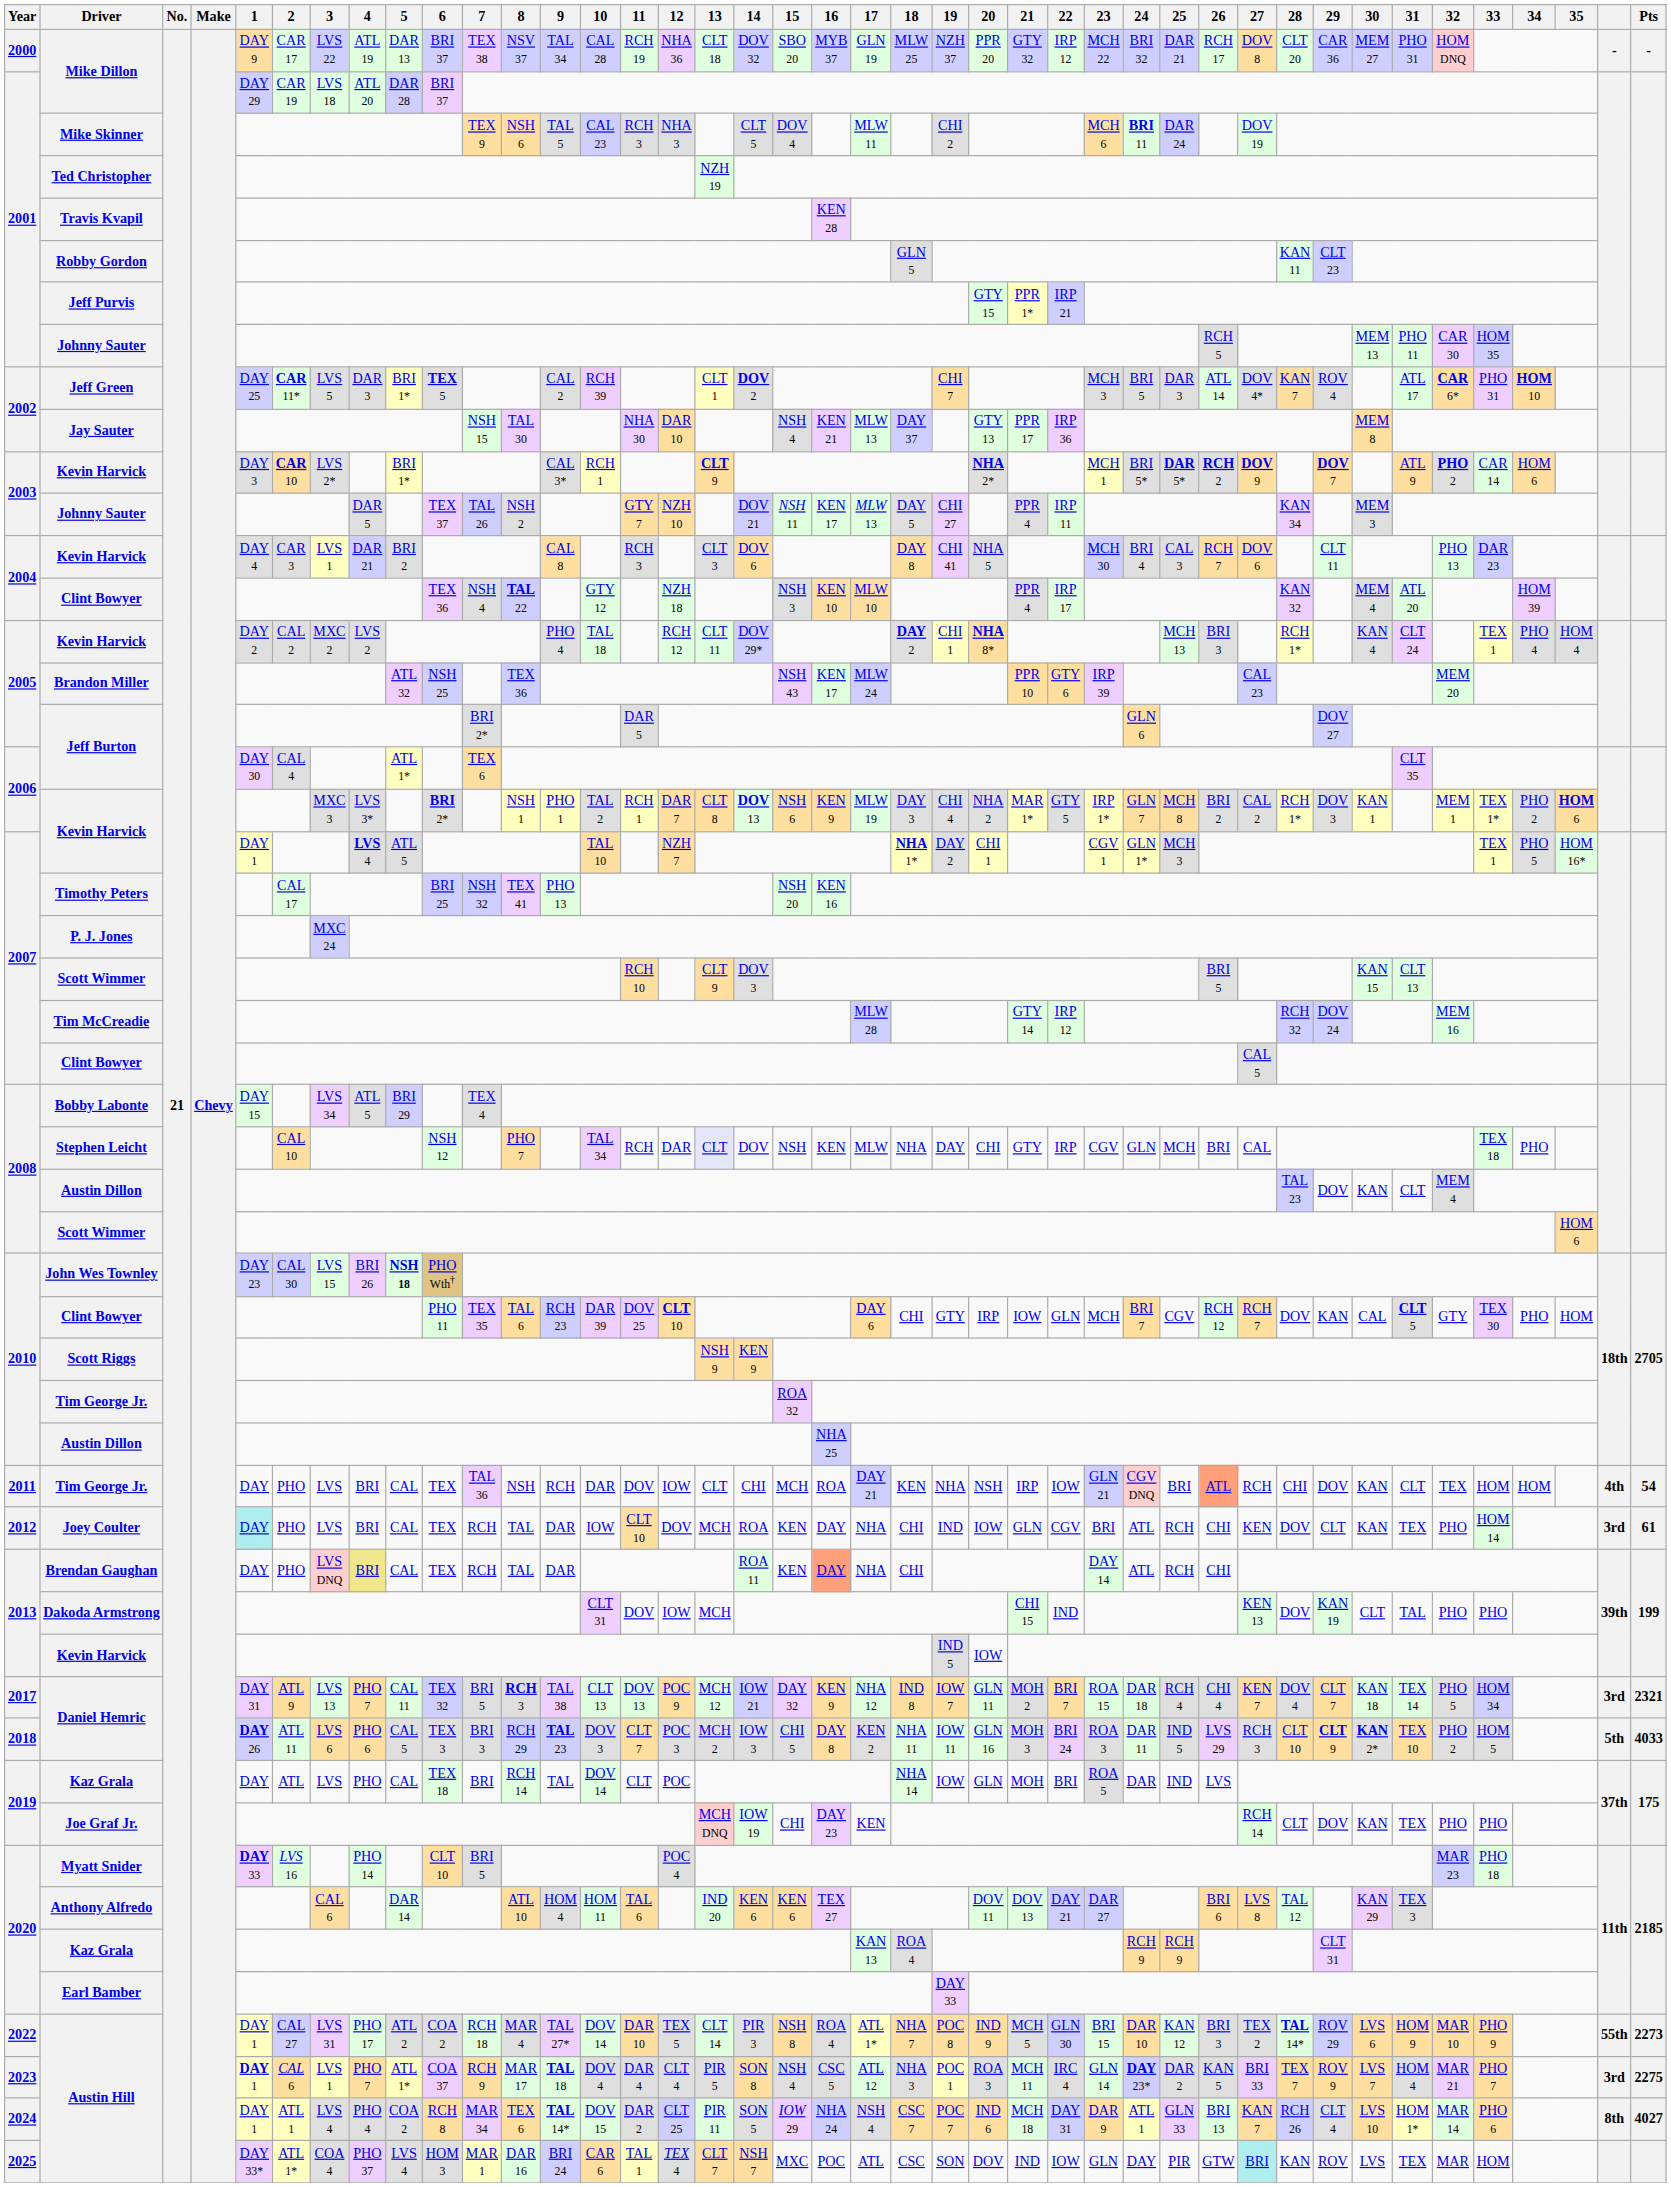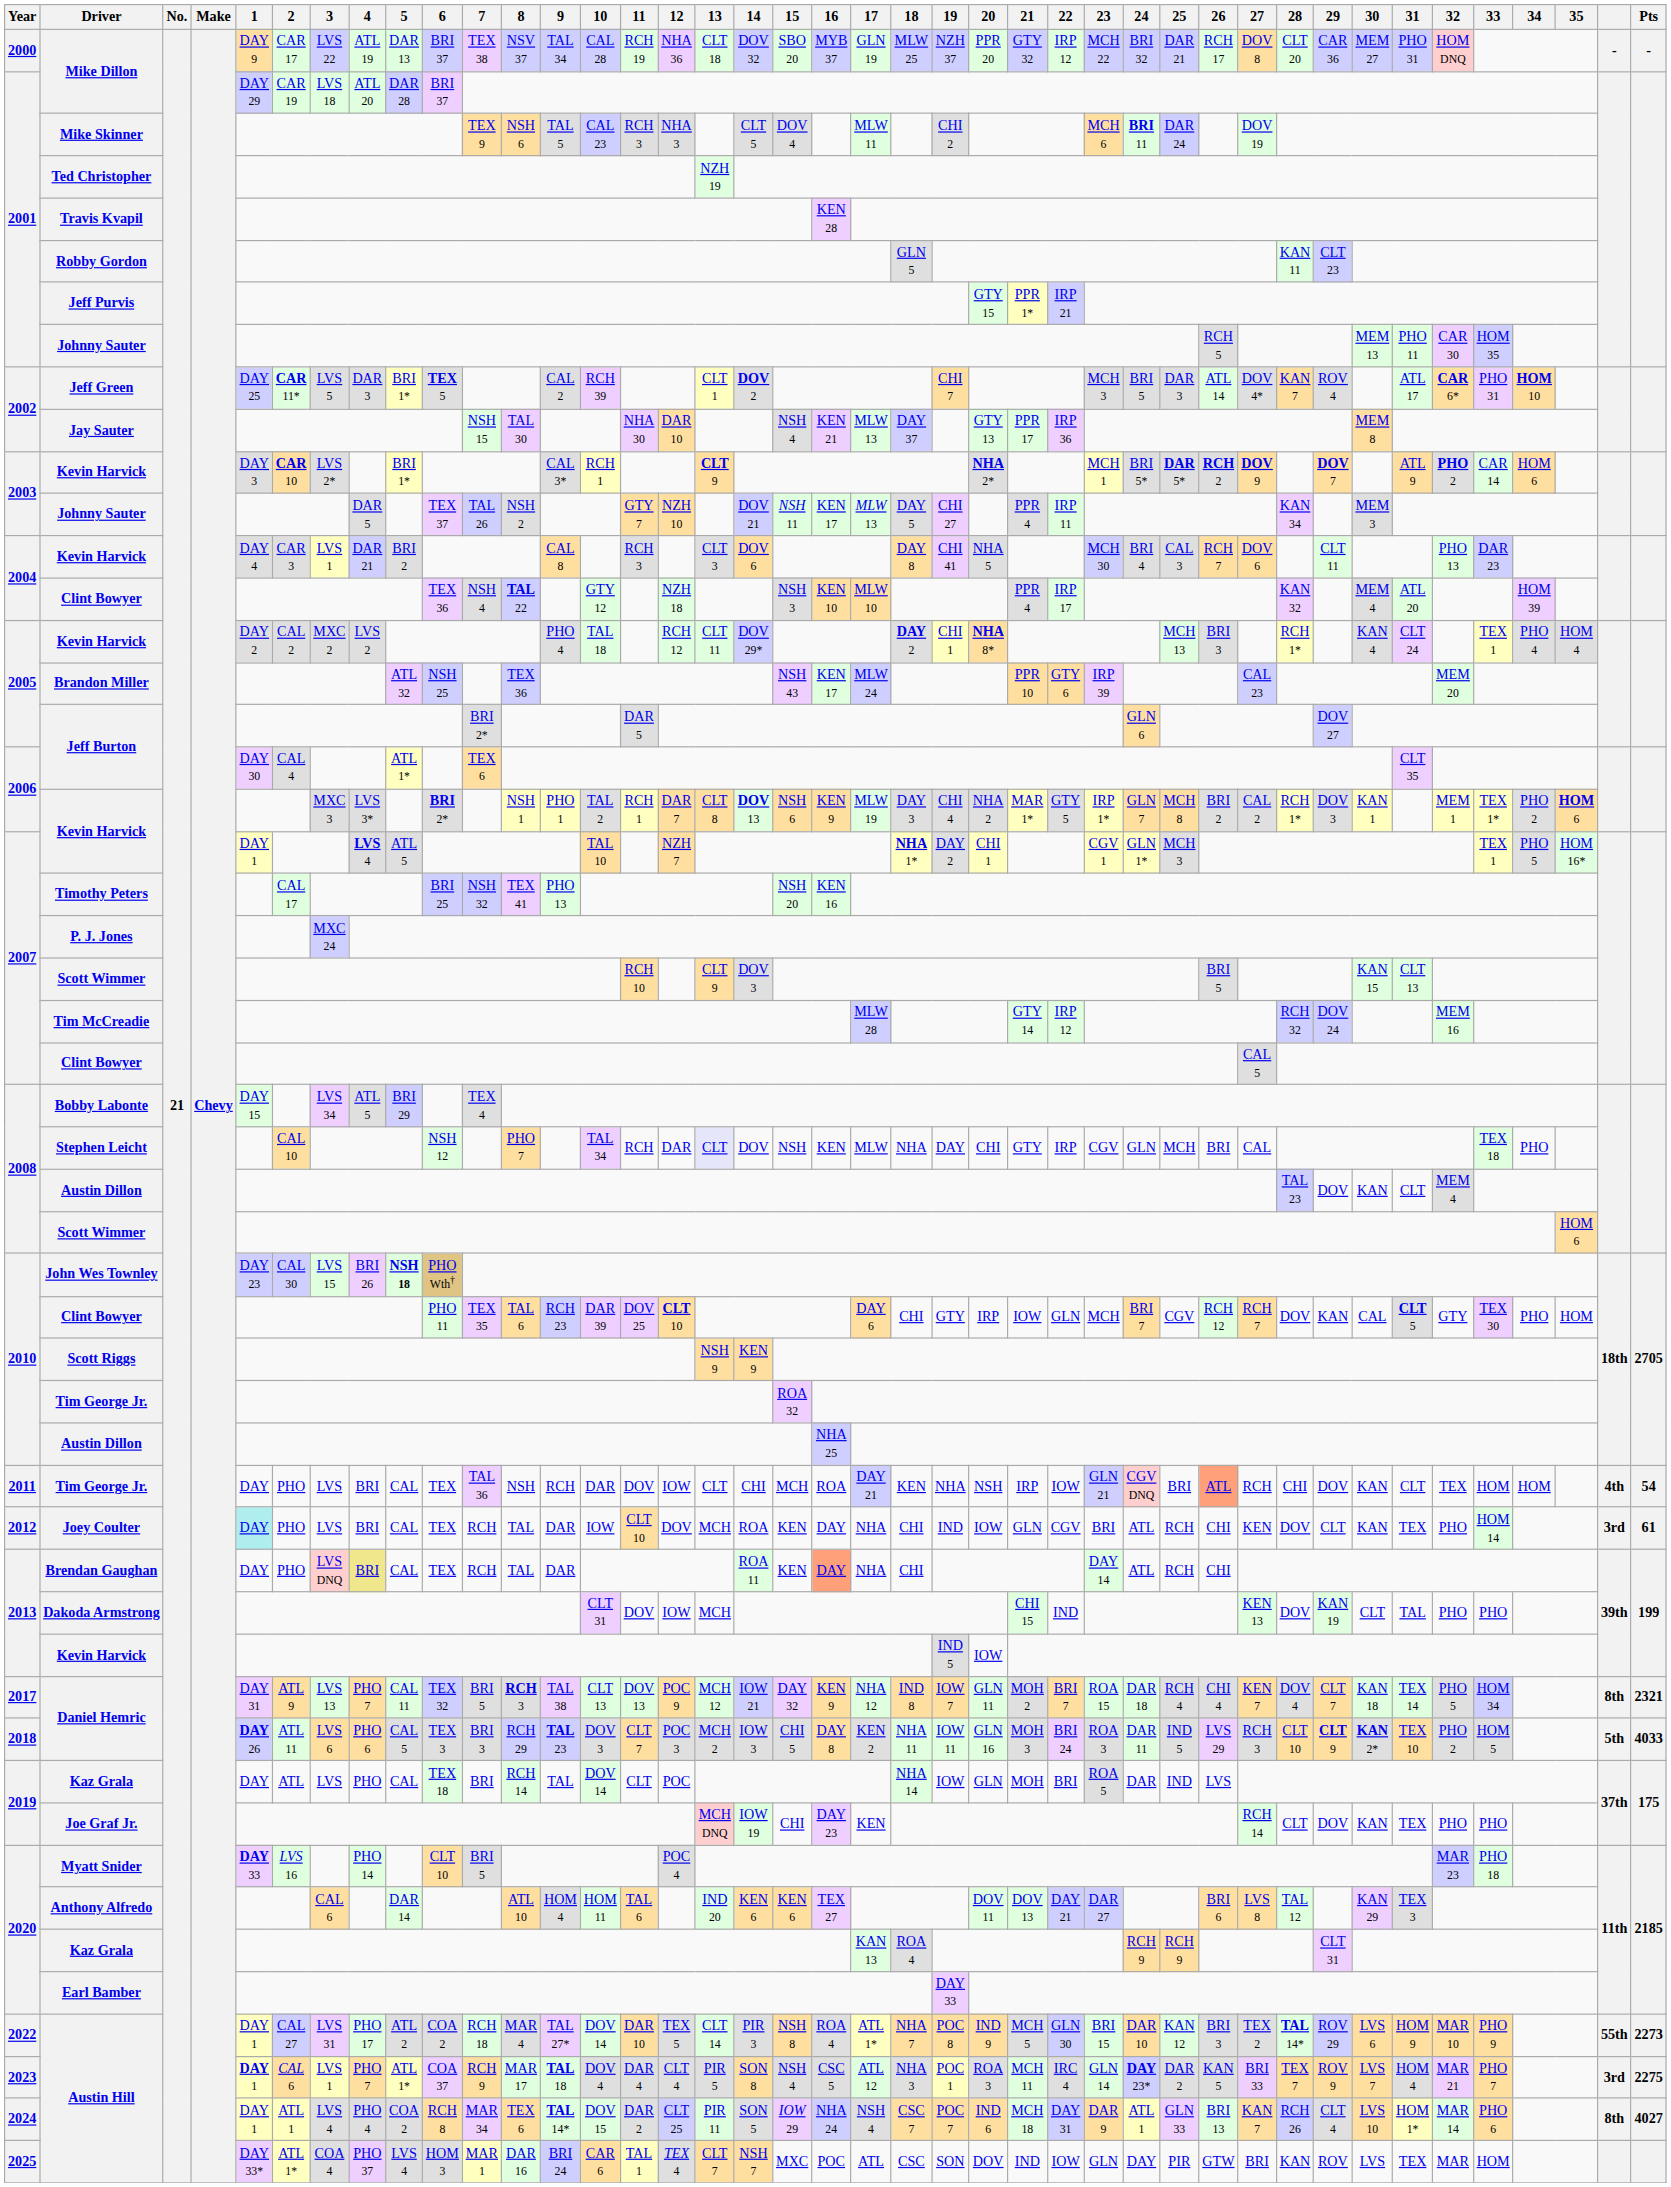(1614, 1697) 3rd -> (1614, 1697) 8th
(1257, 2161) paleturquoise background -> (1257, 2161) no background
